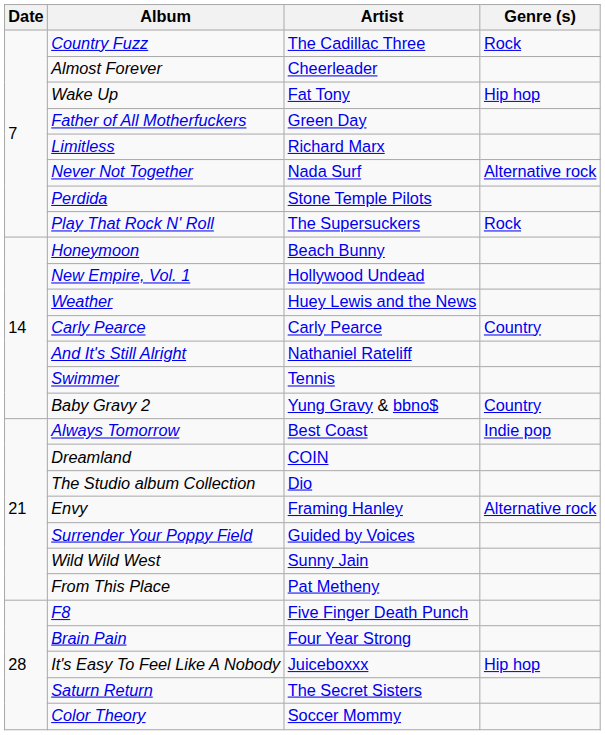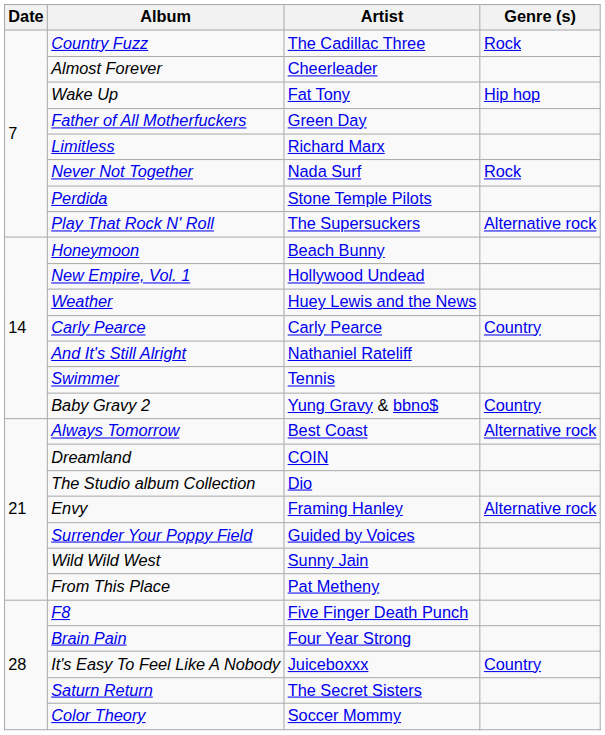(540, 172) Alternative rock -> (502, 172) Rock
(502, 224) Rock -> (540, 224) Alternative rock
(517, 431) Indie pop -> (540, 431) Alternative rock
(512, 664) Hip hop -> (512, 664) Country
